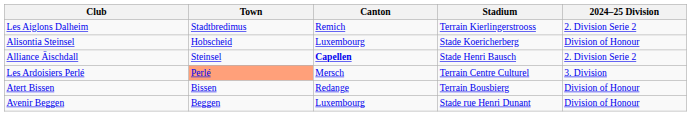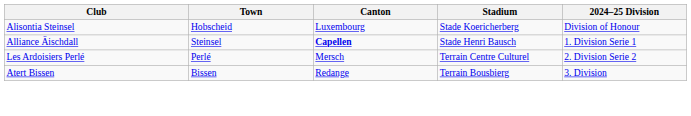- row: (47, 27)
(600, 57) 2. Division Serie 2 -> (600, 42) 1. Division Serie 1
(201, 73) lightsalmon background -> (201, 57) no background
(586, 73) 3. Division -> (600, 57) 2. Division Serie 2
(602, 88) Division of Honour -> (586, 73) 3. Division
- row: (35, 103)
